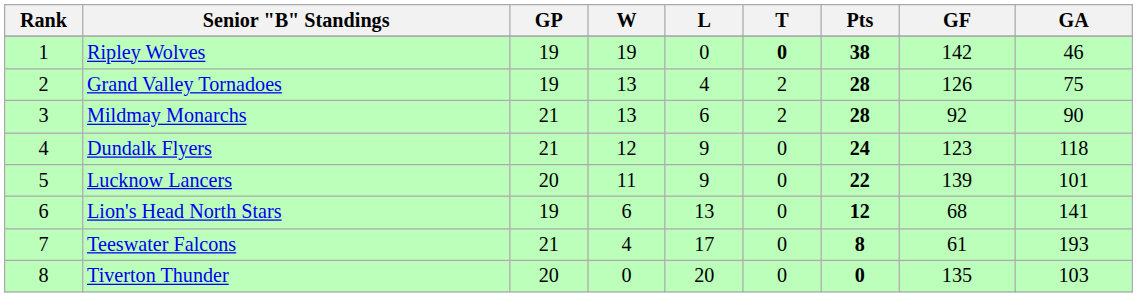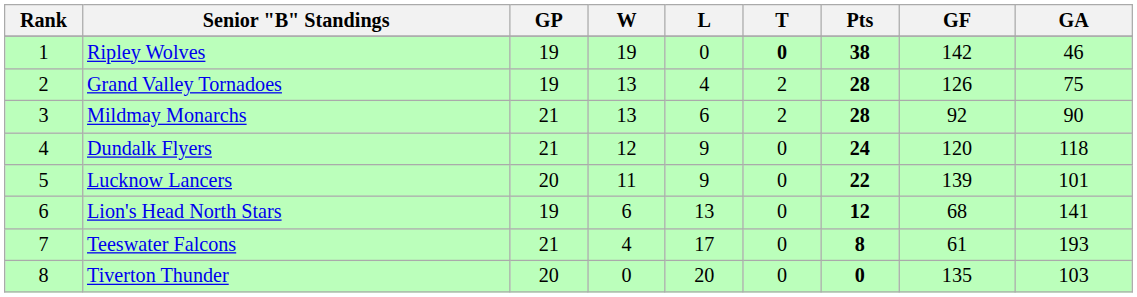(957, 148) 123 -> (957, 148) 120
